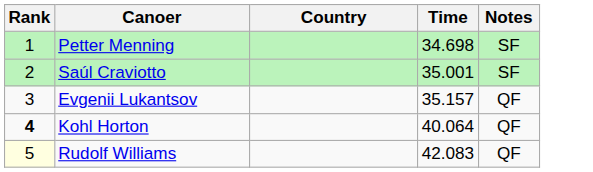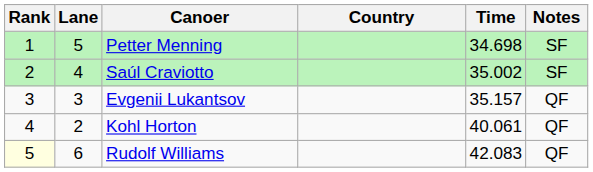+ column: (78, 18)
(448, 72) 35.001 -> (496, 72) 35.002
(29, 126) bold -> (29, 126) normal
(448, 126) 40.064 -> (496, 126) 40.061
